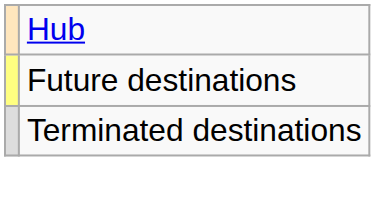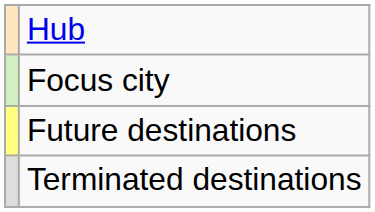+ row: (98, 79)
